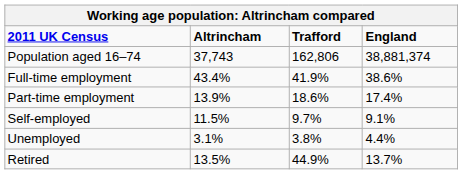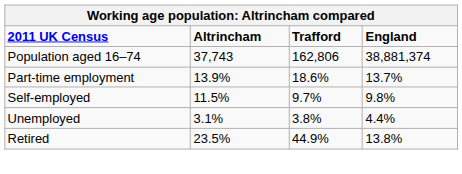- row: (69, 77)
(384, 98) 17.4% -> (384, 77) 13.7%
(380, 118) 9.1% -> (380, 98) 9.8%
(212, 159) 13.5% -> (212, 138) 23.5%
(384, 159) 13.7% -> (384, 138) 13.8%
